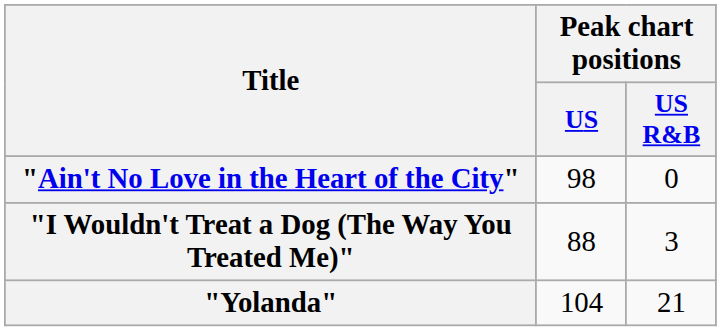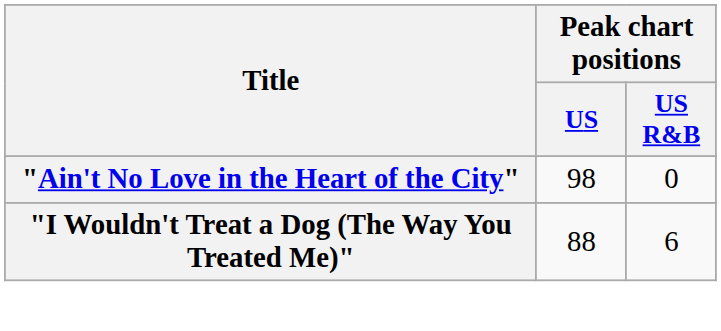(671, 240) 3 -> (671, 240) 6
- row: (271, 302)
